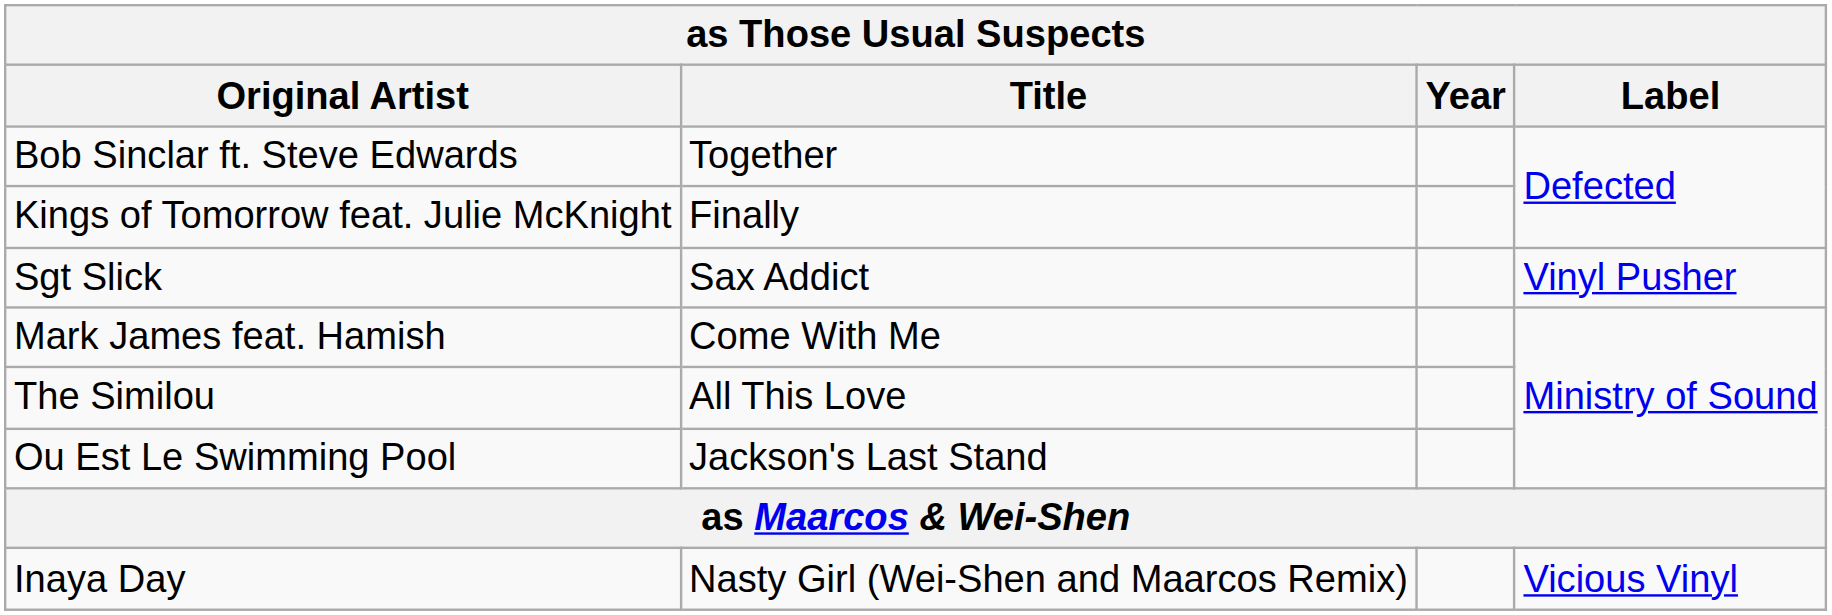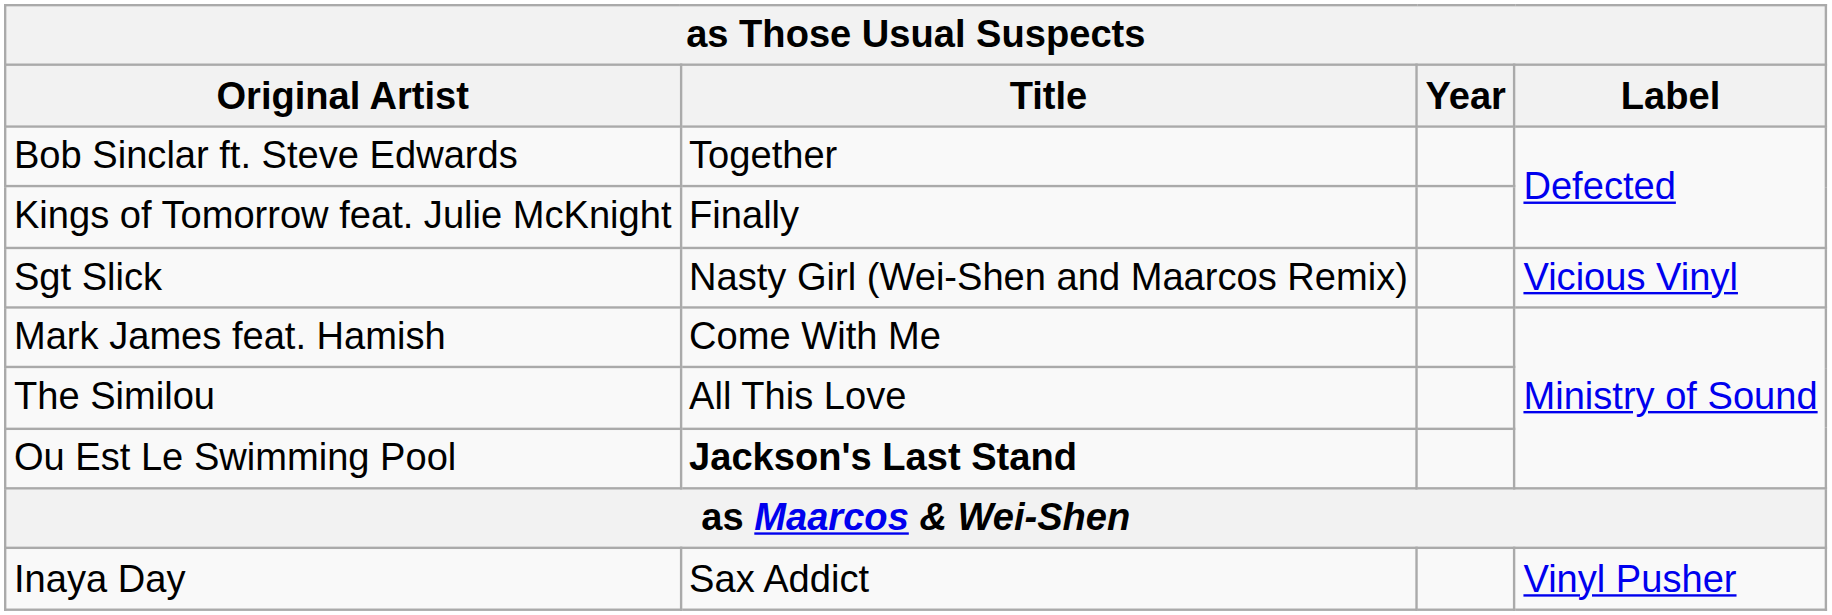(779, 276) Sax Addict -> (1048, 276) Nasty Girl (Wei-Shen and Maarcos Remix)
(1630, 276) Vinyl Pusher -> (1631, 276) Vicious Vinyl
(868, 457) normal -> (883, 457) bold
(1048, 578) Nasty Girl (Wei-Shen and Maarcos Remix) -> (779, 578) Sax Addict
(1631, 578) Vicious Vinyl -> (1630, 578) Vinyl Pusher
